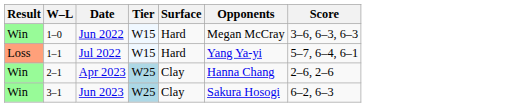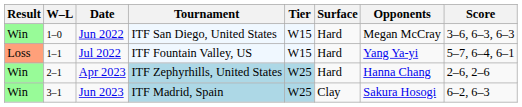+ column: (207, 14)
(173, 72) Clay -> (330, 72) Hard
